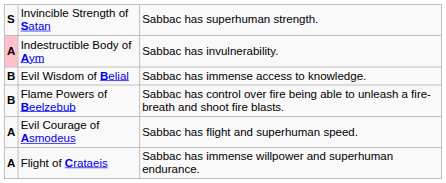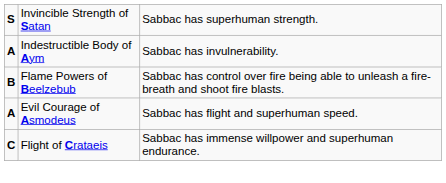(11, 51) pink background -> (11, 51) no background
- row: (75, 76)
(11, 163) A -> (11, 145) C
